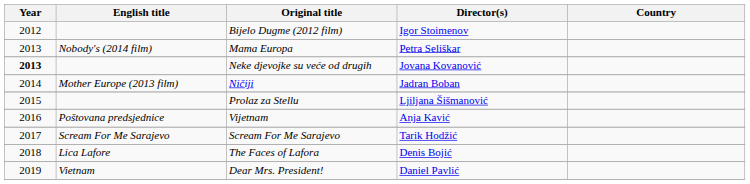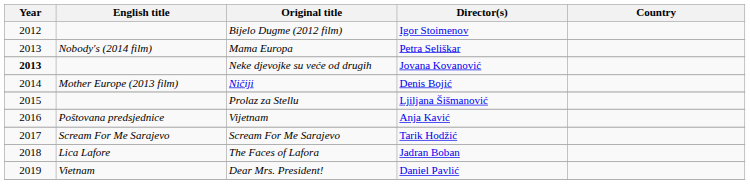(430, 83) Jadran Boban -> (426, 83) Denis Bojić
(426, 153) Denis Bojić -> (430, 153) Jadran Boban
